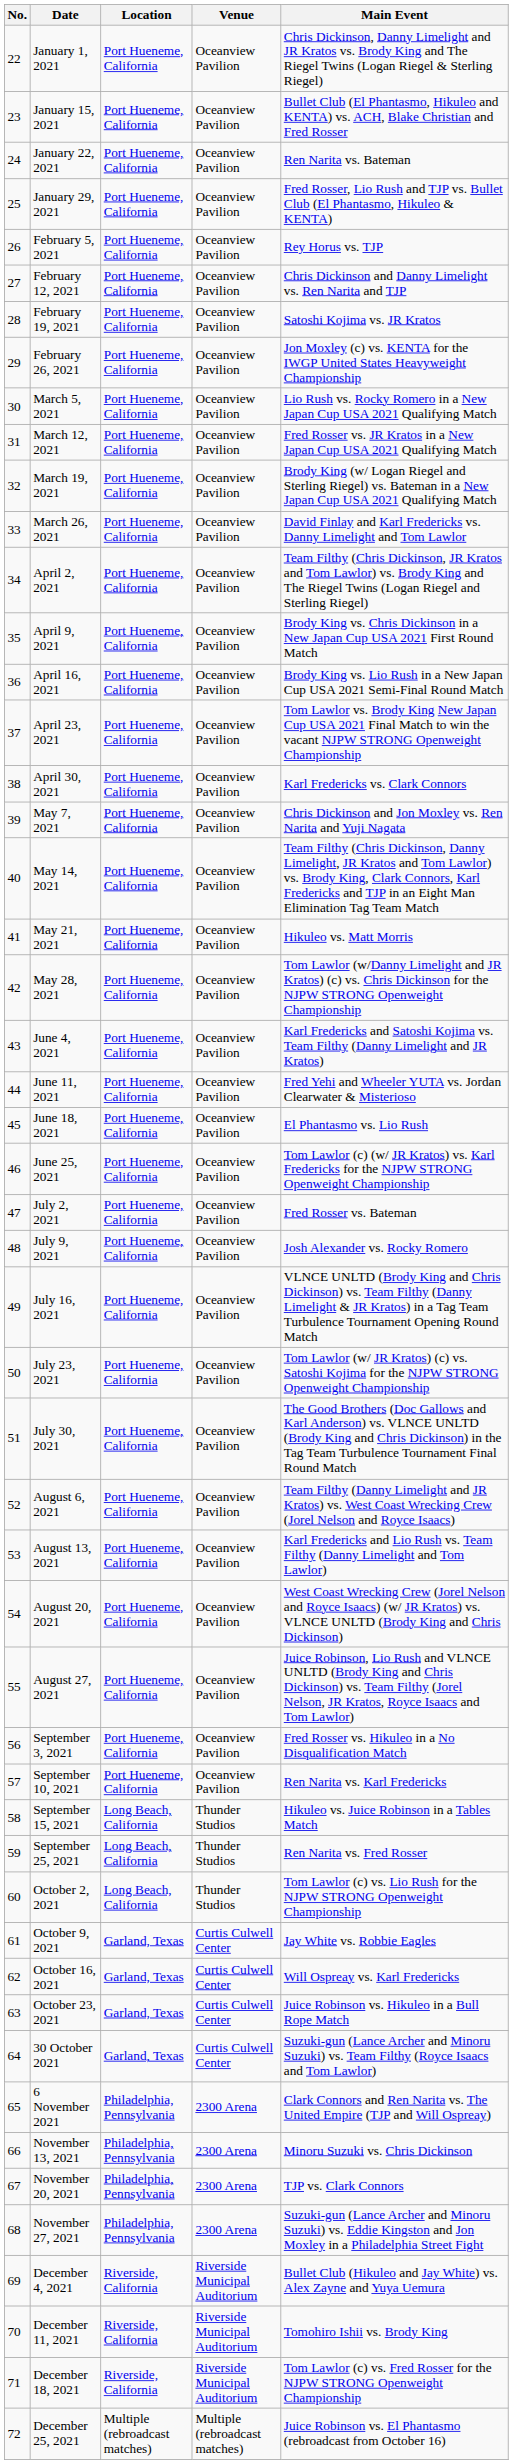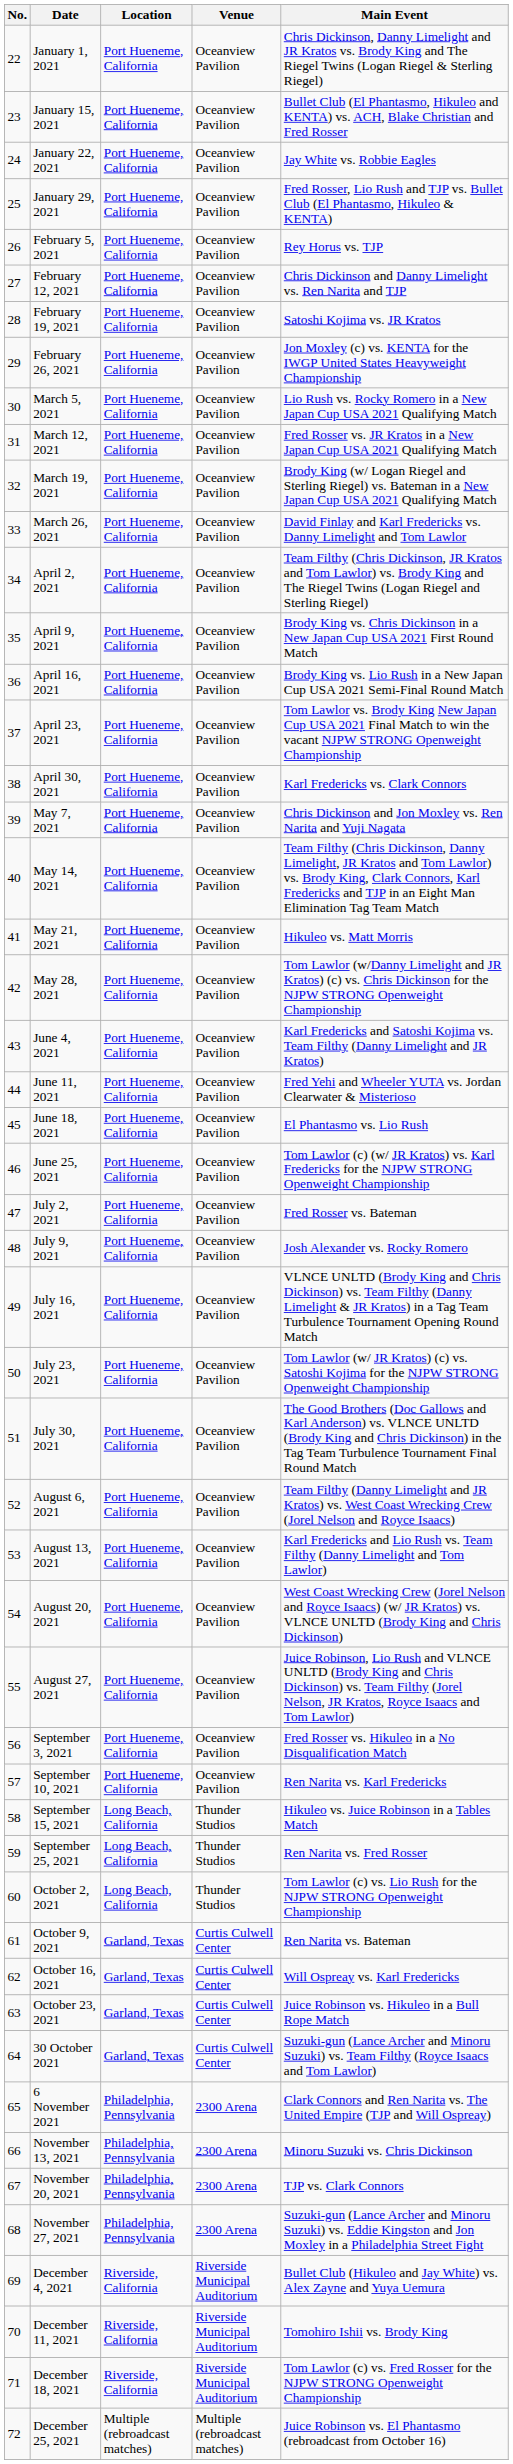(347, 160) Ren Narita vs. Bateman -> (360, 160) Jay White vs. Robbie Eagles
(360, 1940) Jay White vs. Robbie Eagles -> (347, 1940) Ren Narita vs. Bateman
